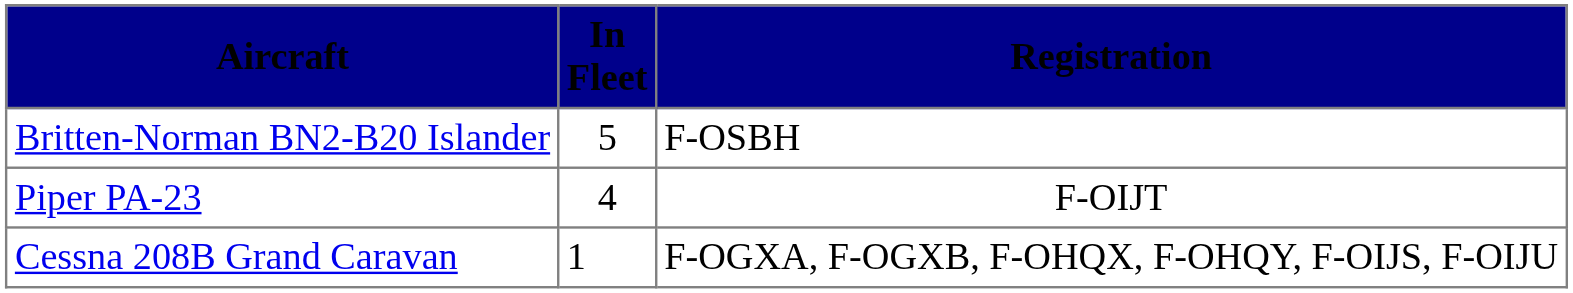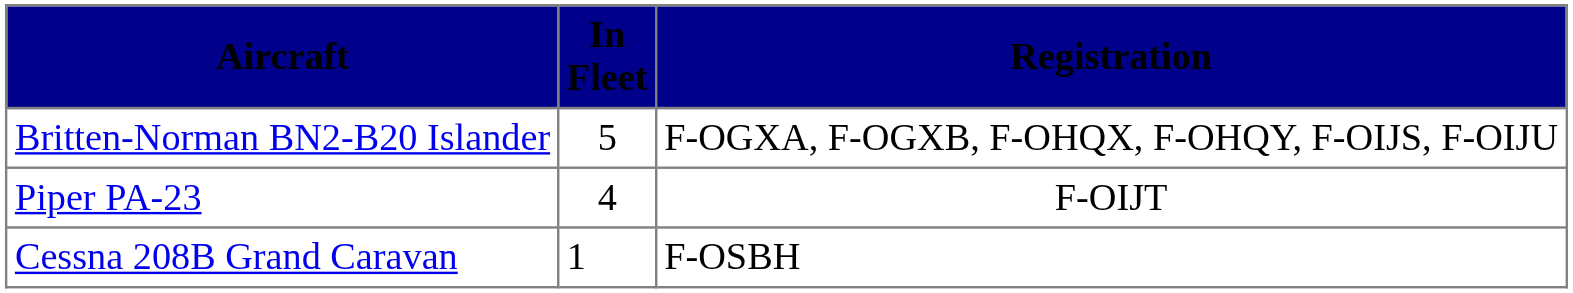(732, 137) F-OSBH -> (1111, 137) F-OGXA, F-OGXB, F-OHQX, F-OHQY, F-OIJS, F-OIJU
(1111, 256) F-OGXA, F-OGXB, F-OHQX, F-OHQY, F-OIJS, F-OIJU -> (732, 256) F-OSBH
